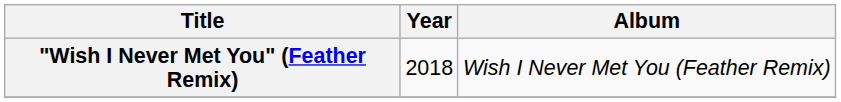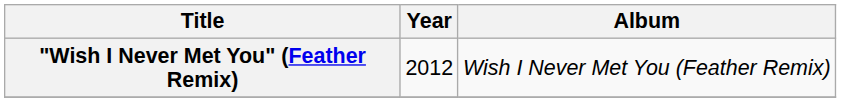(429, 67) 2018 -> (429, 67) 2012
